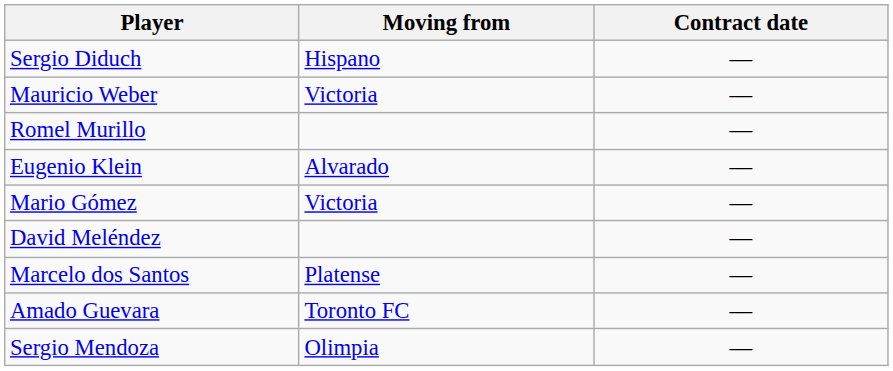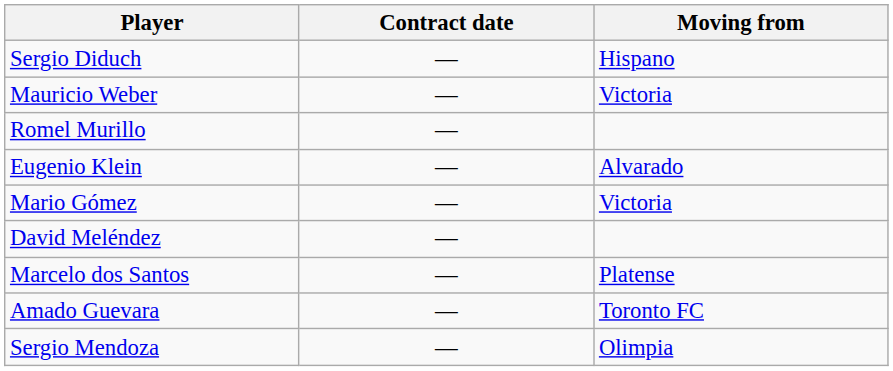columns swapped: (741, 22) <-> (446, 22)
